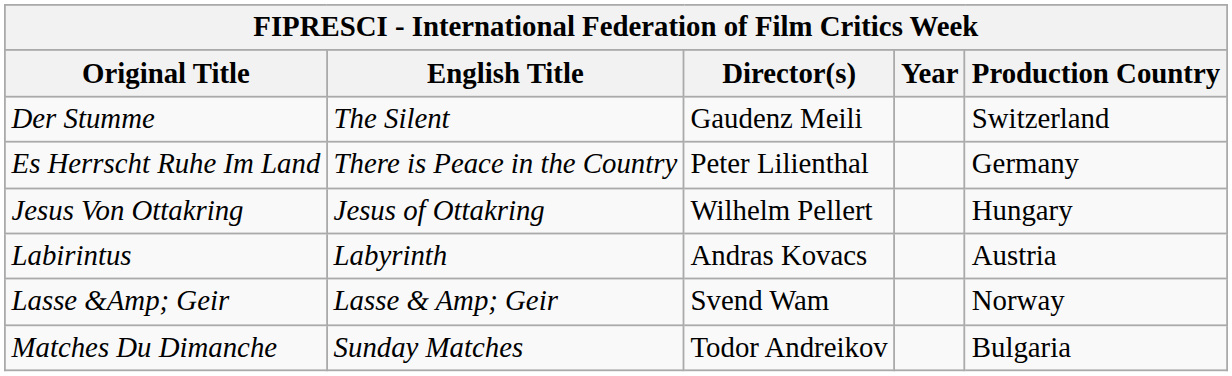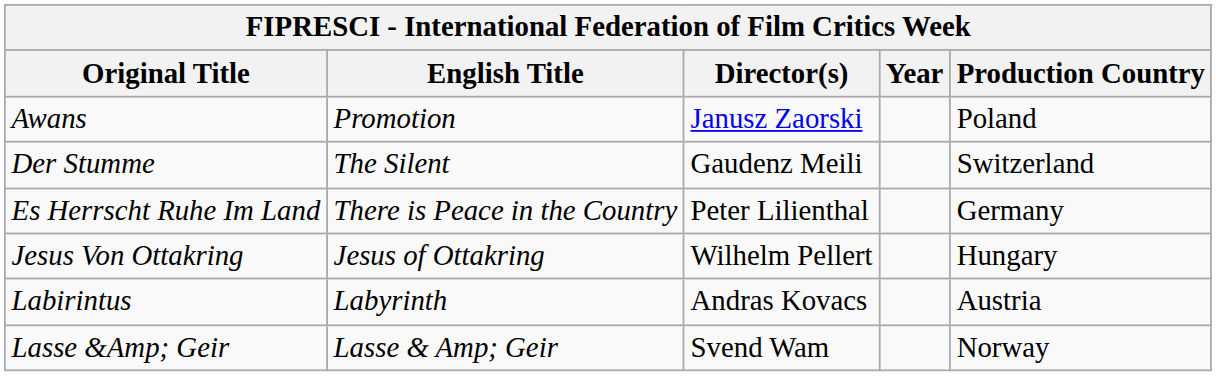+ row: (49, 118)
- row: (144, 347)
